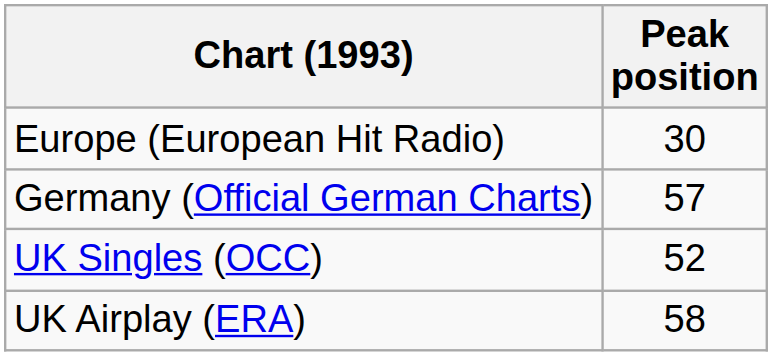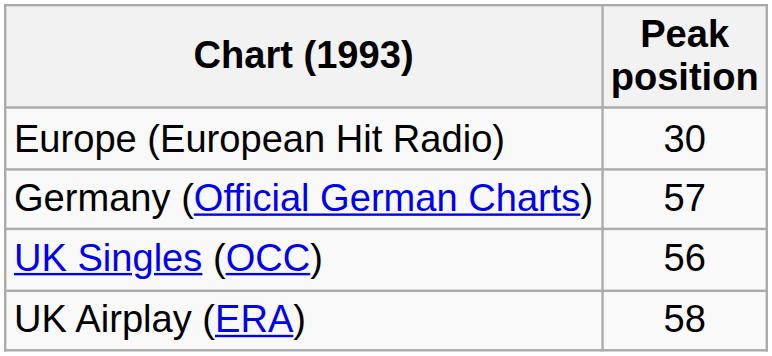(685, 258) 52 -> (685, 258) 56
